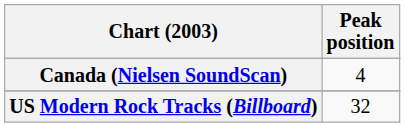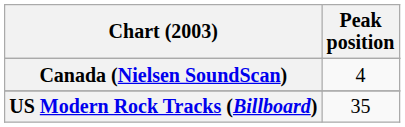(361, 106) 32 -> (361, 106) 35
